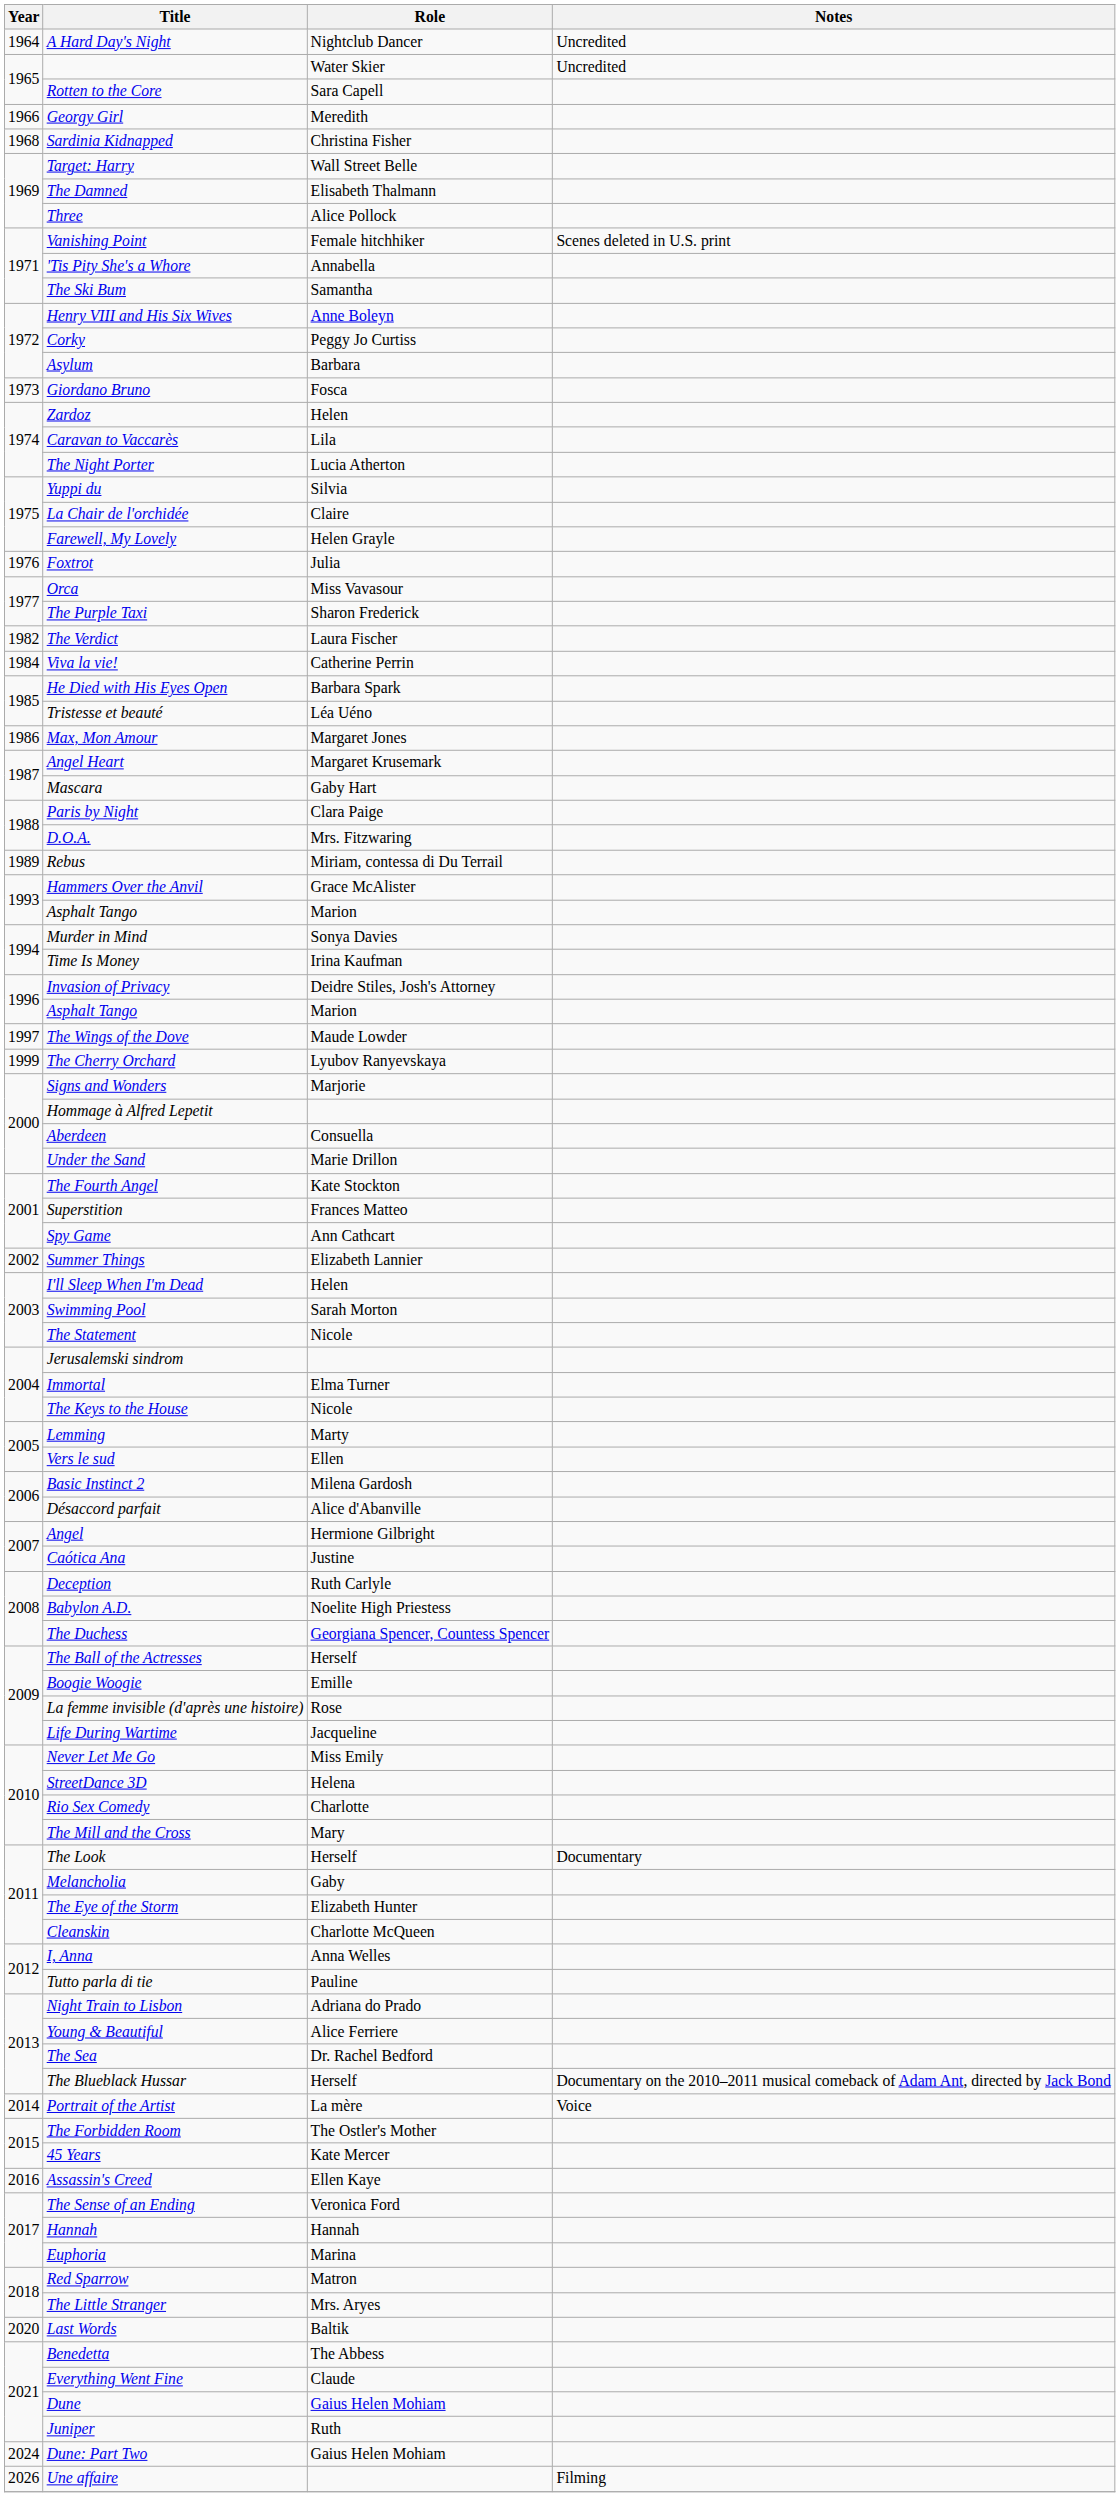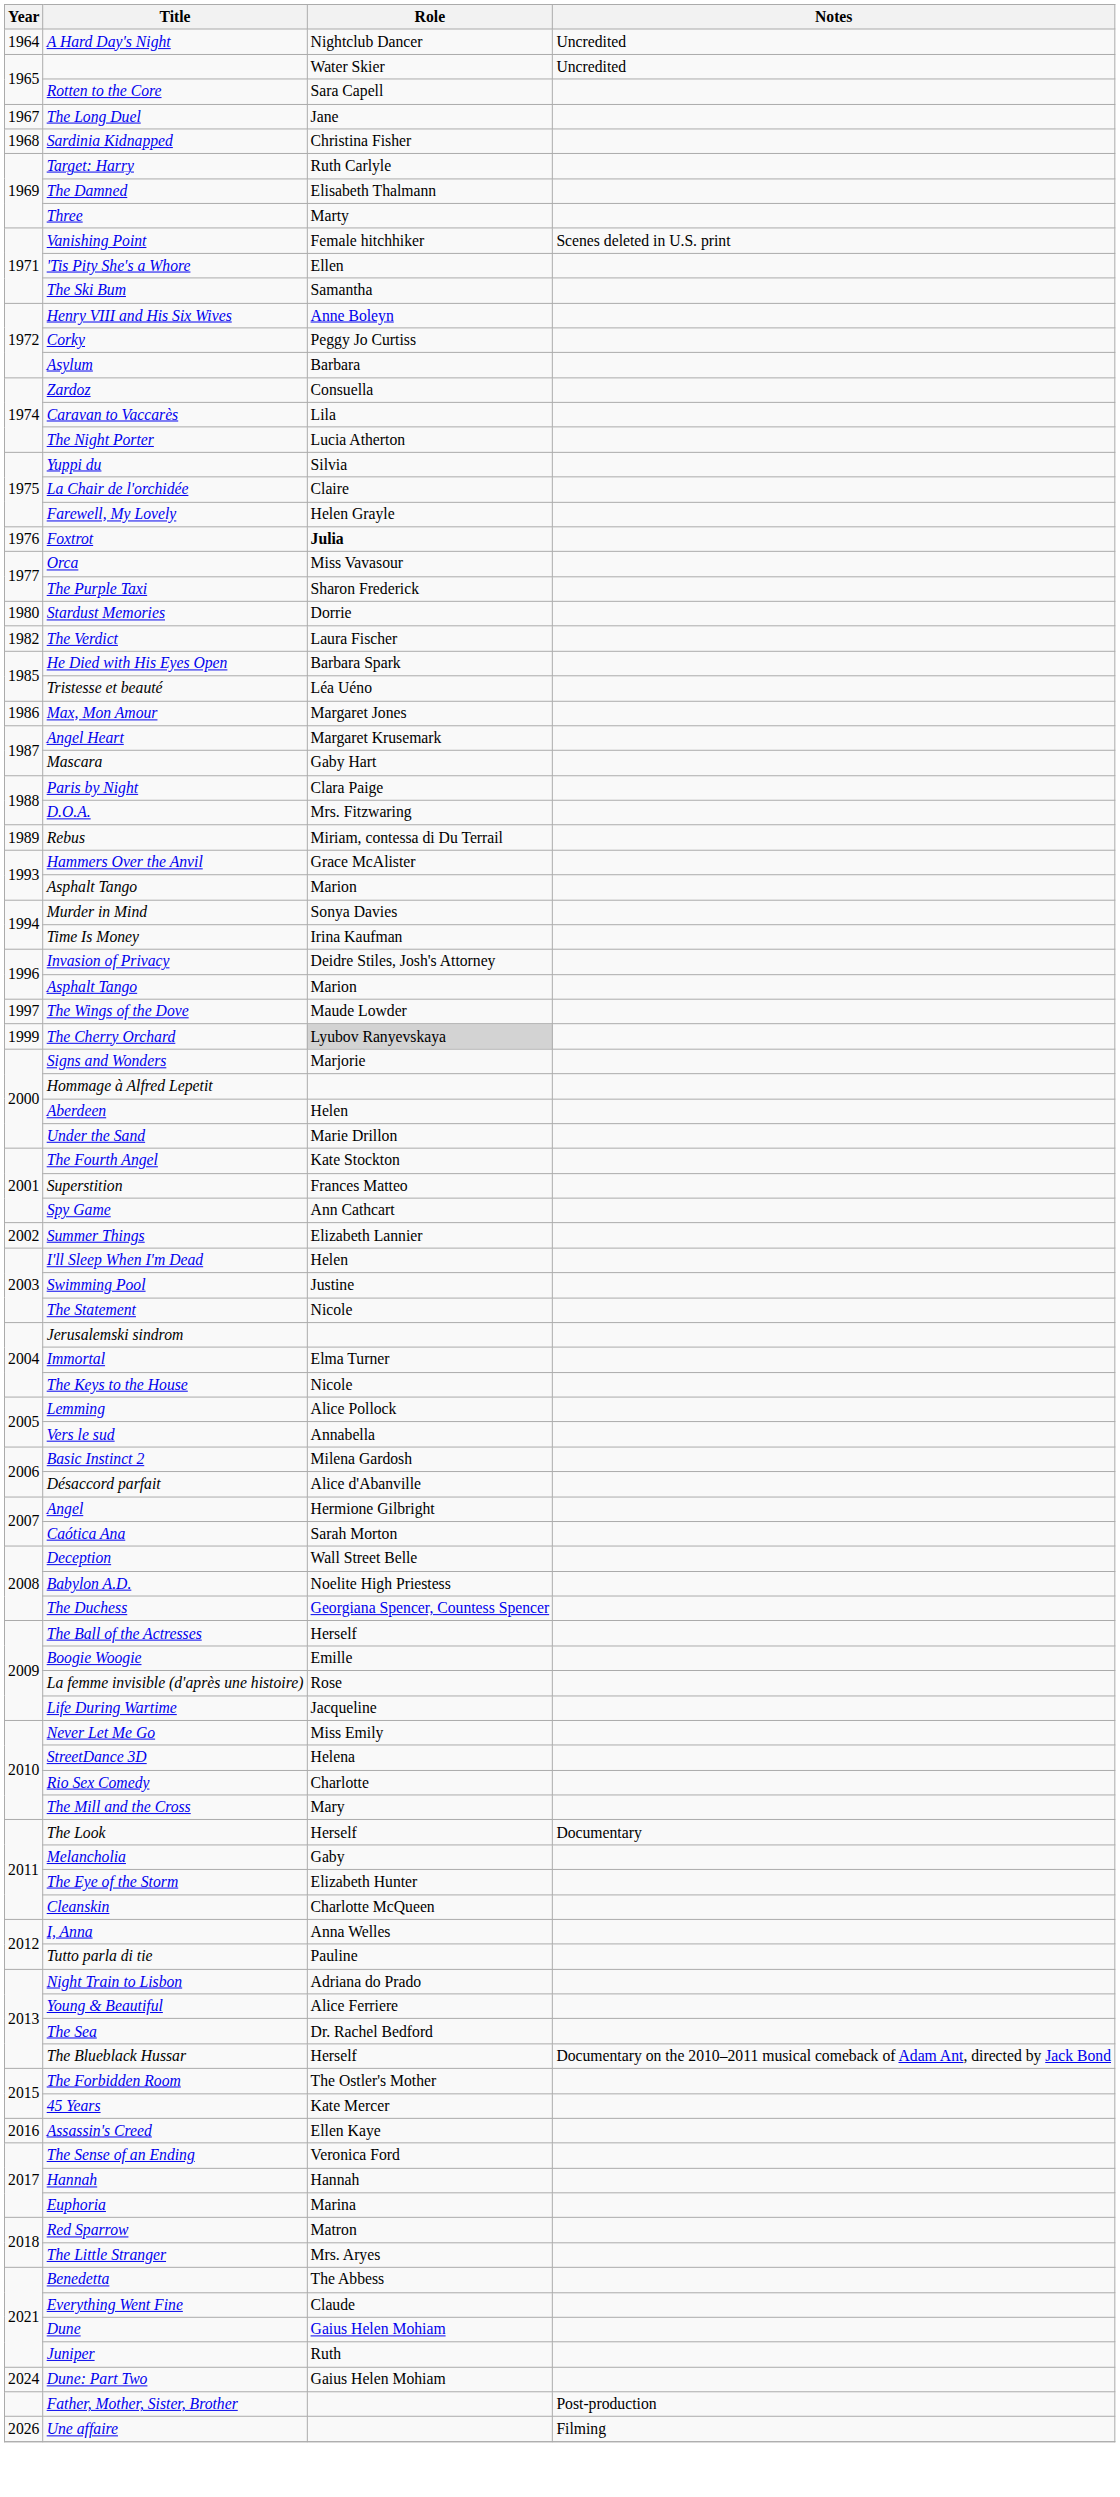- row: (24, 116)
+ row: (24, 116)
(364, 166) Wall Street Belle -> (351, 166) Ruth Carlyle
(353, 215) Alice Pollock -> (330, 215) Marty
(343, 265) Annabella -> (327, 265) Ellen
- row: (24, 389)
(329, 414) Helen -> (342, 389) Consuella
(325, 564) normal -> (327, 539) bold
+ row: (24, 613)
- row: (24, 663)
(378, 1061) no background -> (378, 1036) lightgrey background
(342, 1135) Consuella -> (329, 1111) Helen
(354, 1310) Sarah Morton -> (332, 1285) Justine
(330, 1434) Marty -> (353, 1409) Alice Pollock
(327, 1459) Ellen -> (343, 1434) Annabella
(332, 1558) Justine -> (354, 1533) Sarah Morton
(351, 1583) Ruth Carlyle -> (364, 1558) Wall Street Belle
- row: (24, 2105)
- row: (24, 2329)
+ row: (24, 2404)
